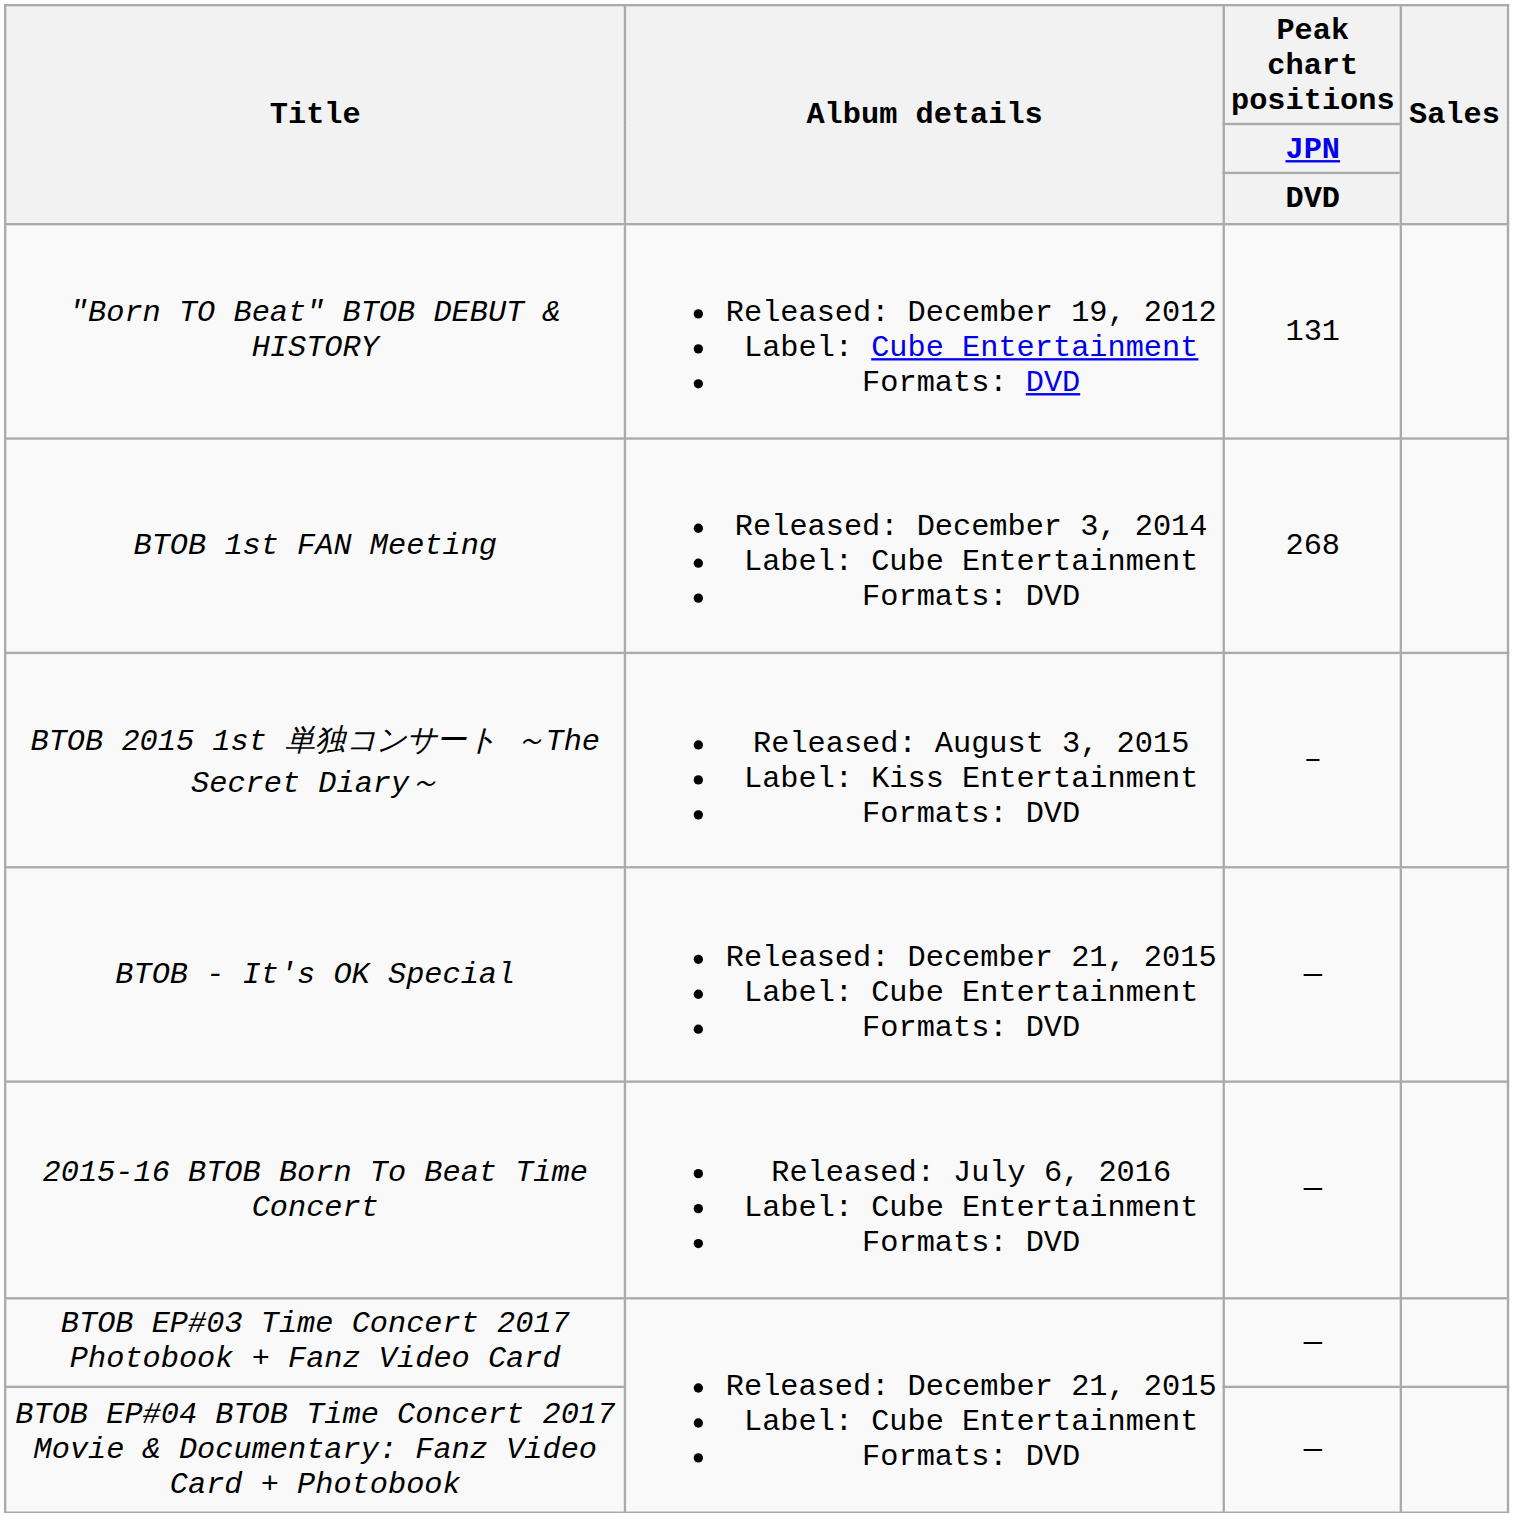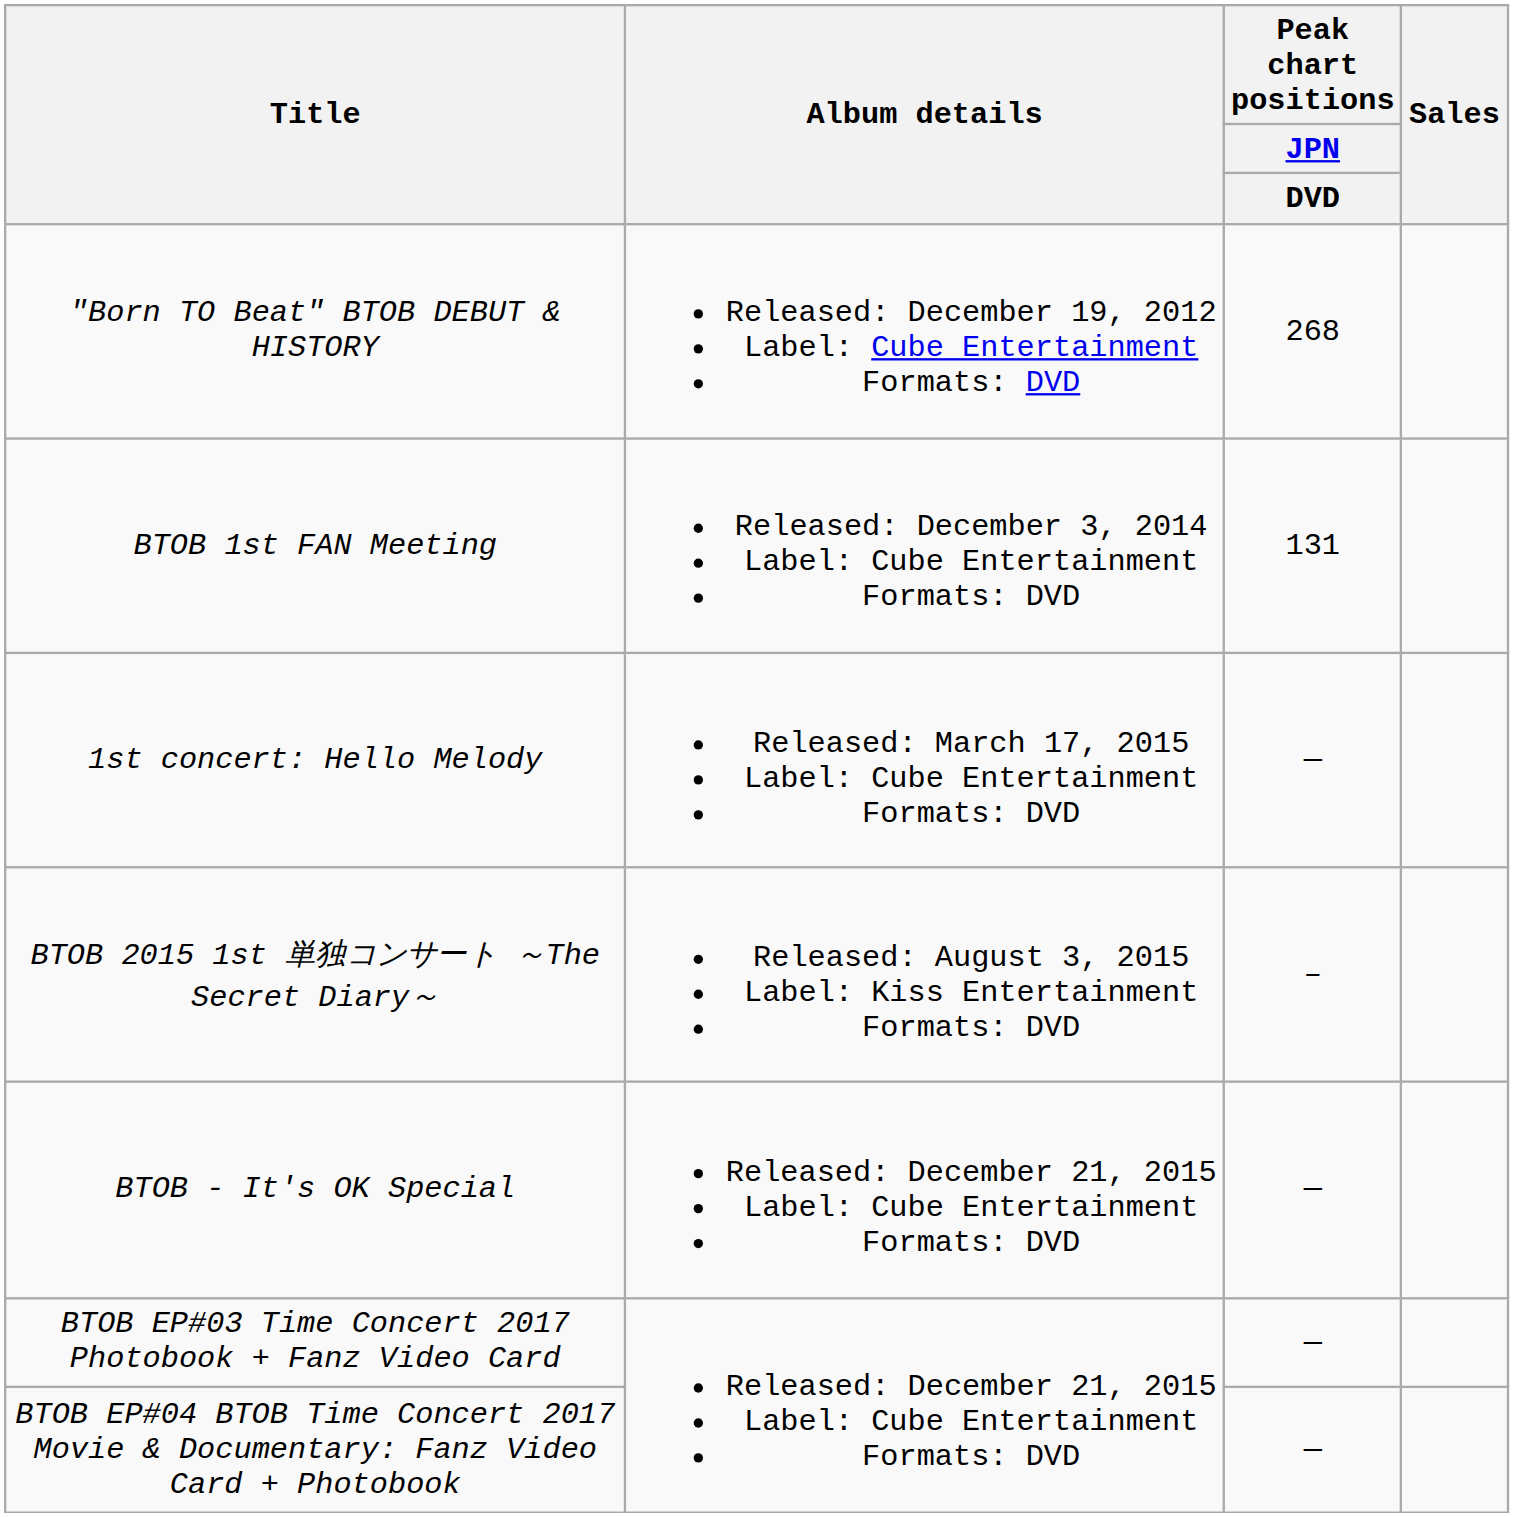(1313, 331) 131 -> (1313, 331) 268
(1313, 545) 268 -> (1313, 545) 131
+ row: (315, 760)
- row: (315, 1190)
